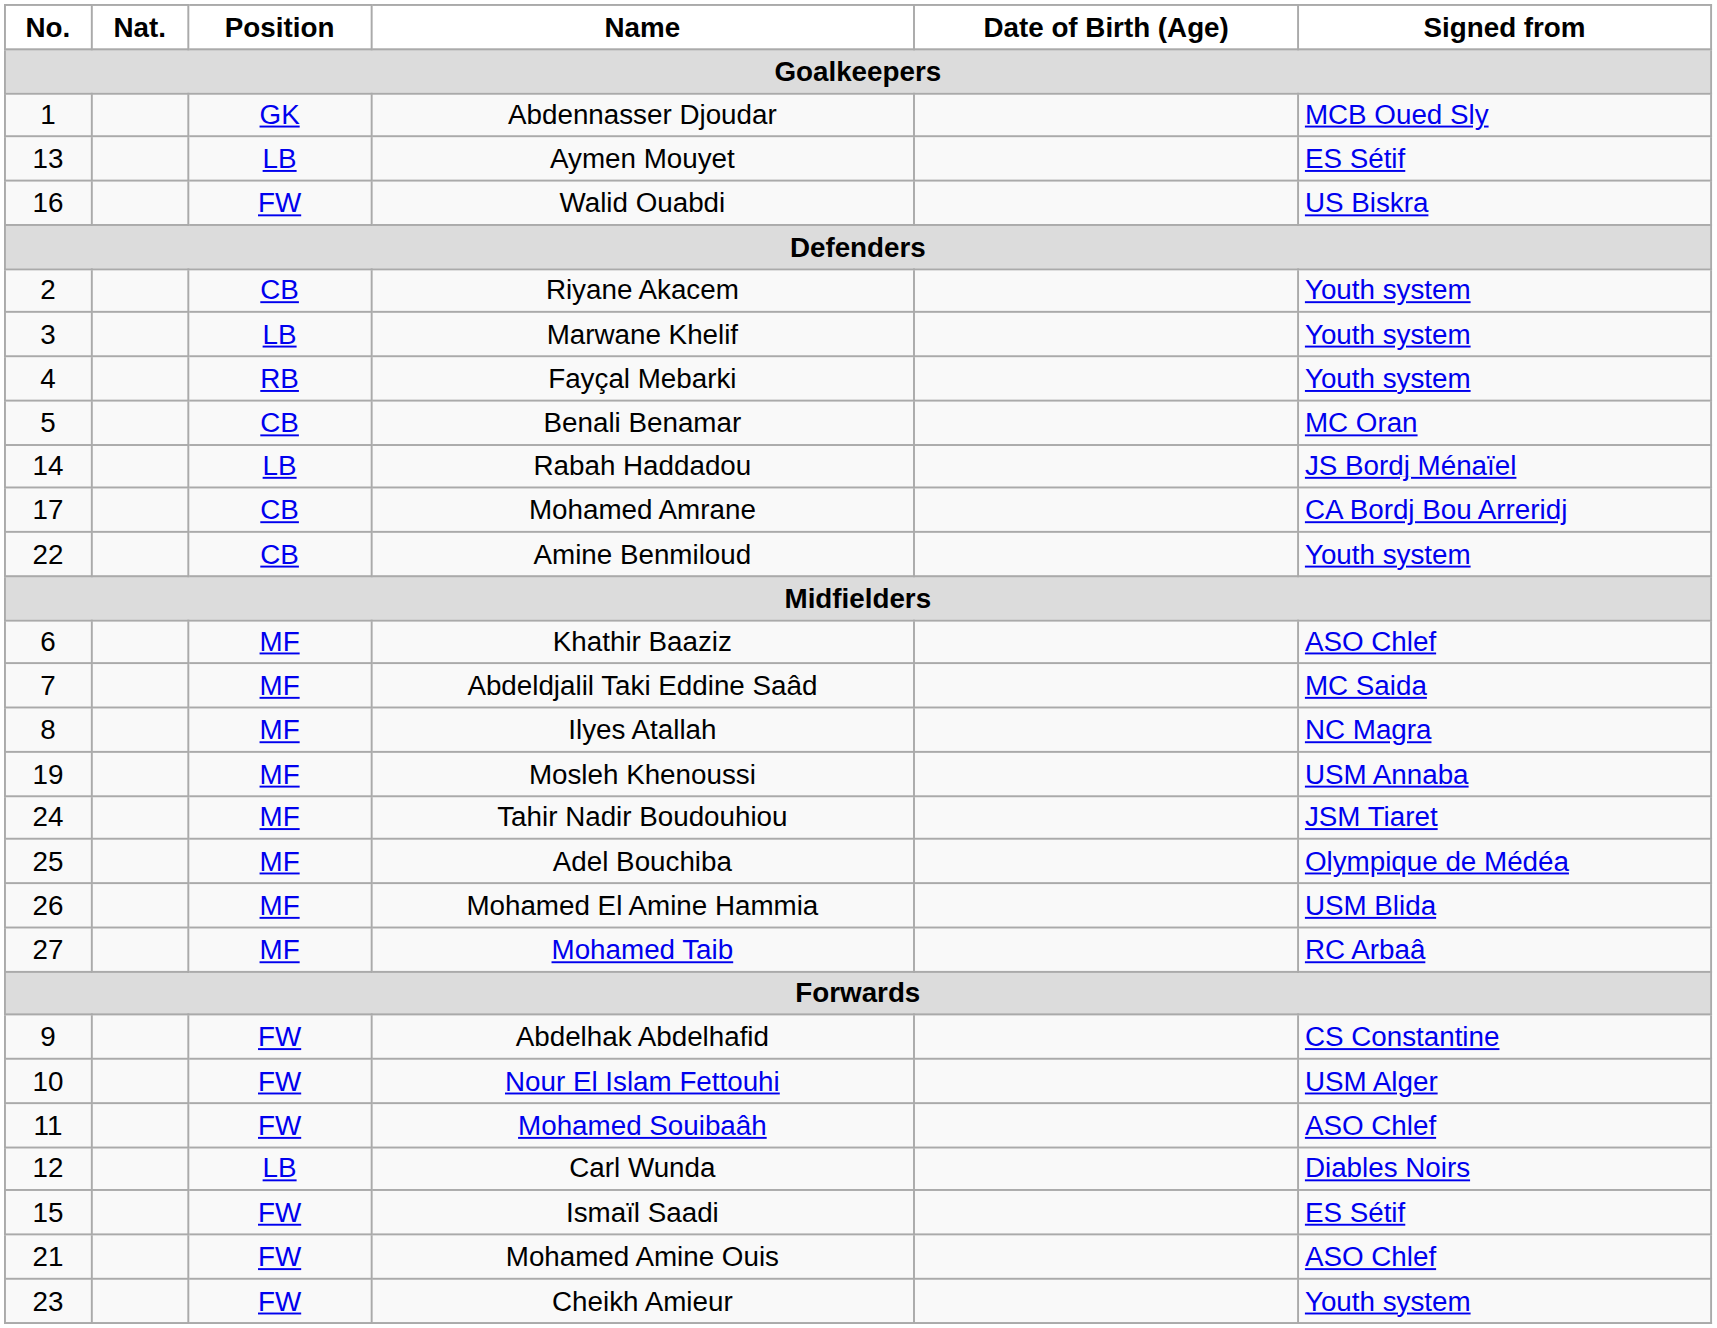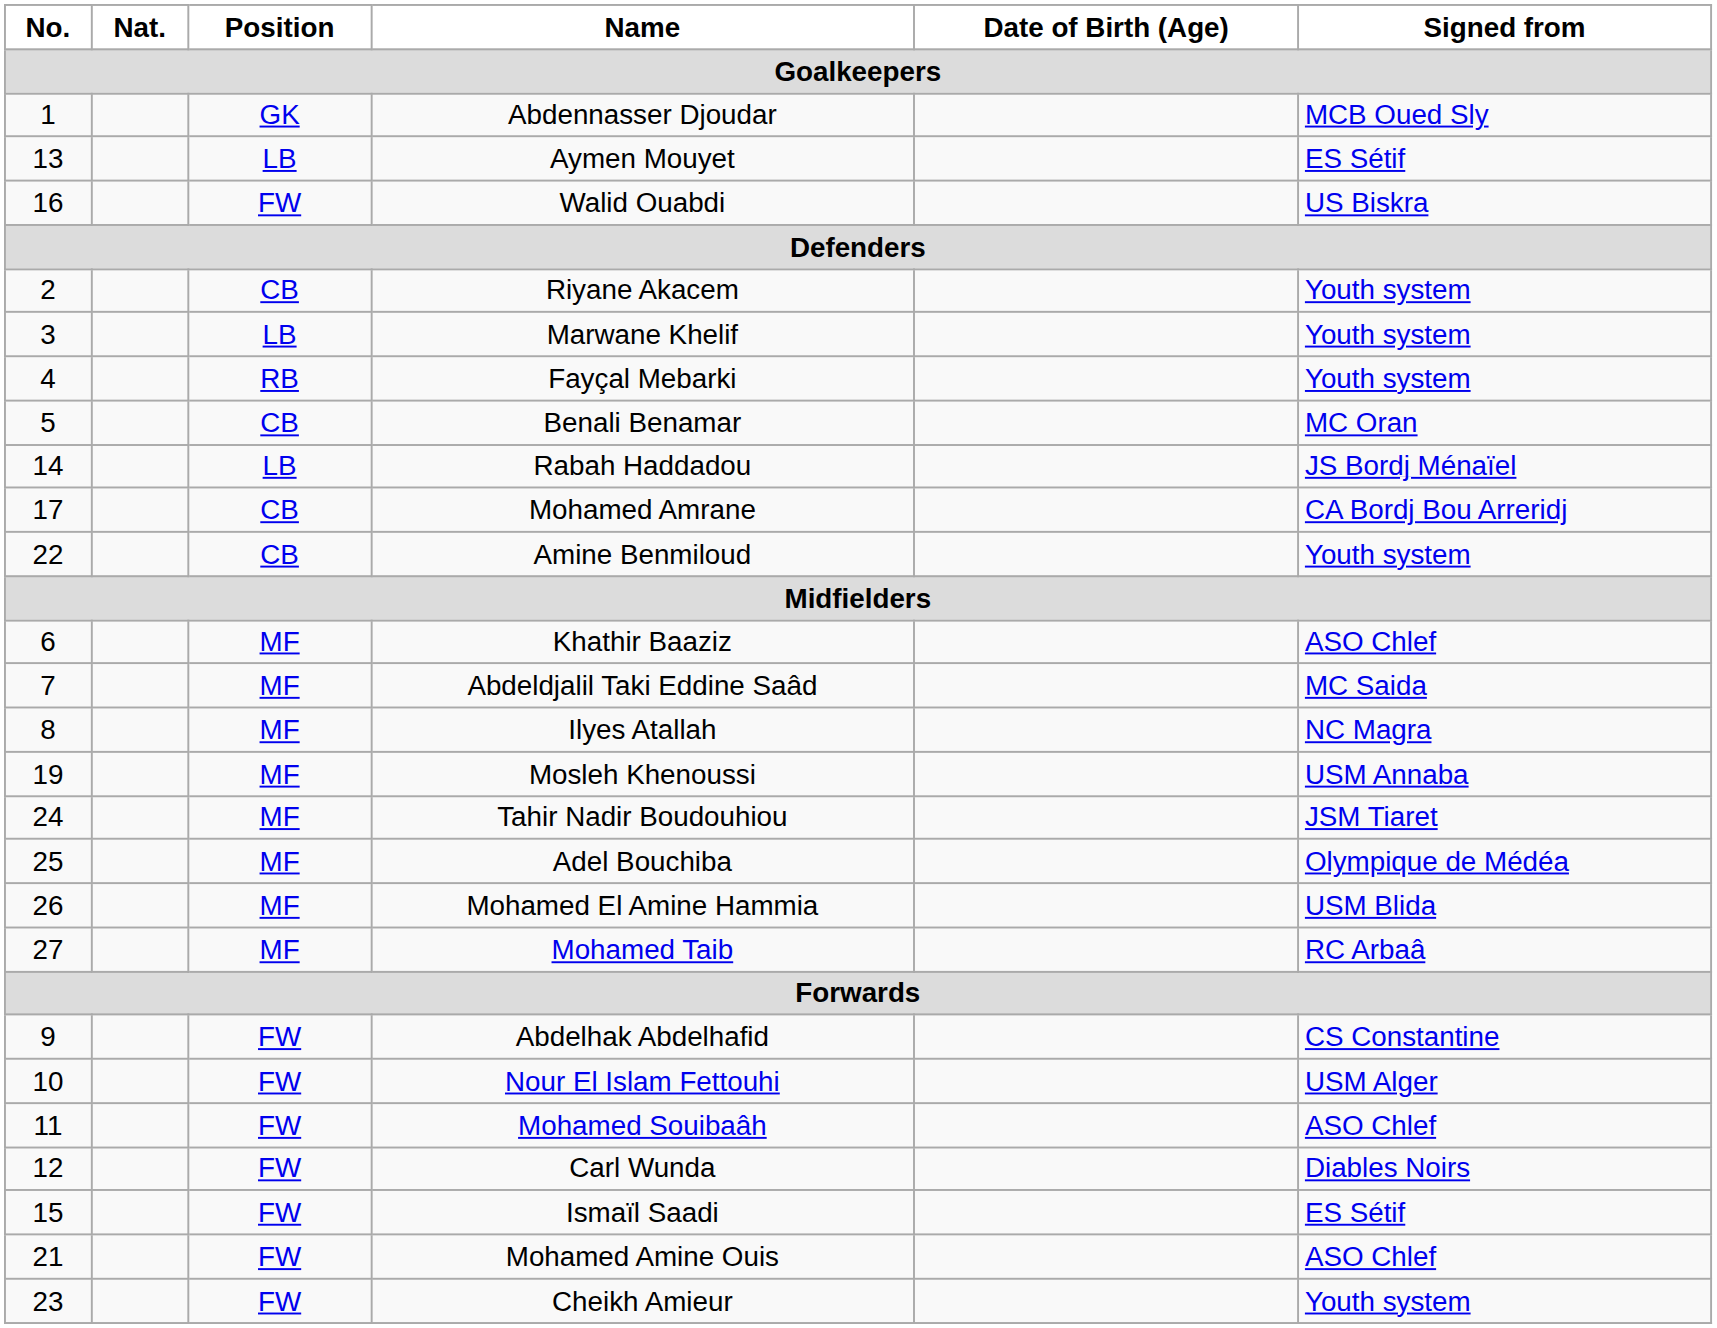(280, 1169) LB -> (280, 1169) FW
